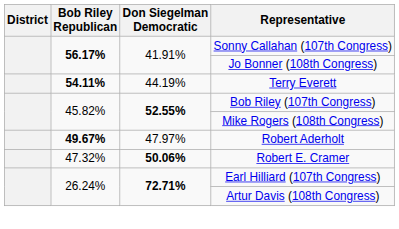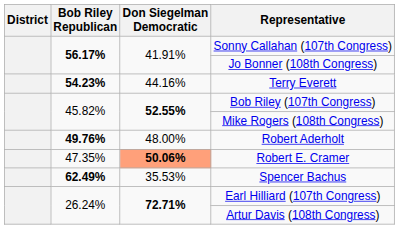(85, 83) 54.11% -> (85, 83) 54.23%
(165, 83) 44.19% -> (165, 83) 44.16%
(85, 139) 49.67% -> (85, 139) 49.76%
(165, 139) 47.97% -> (165, 139) 48.00%
(85, 158) 47.32% -> (85, 158) 47.35%
(165, 158) no background -> (165, 158) lightsalmon background
+ row: (303, 177)
